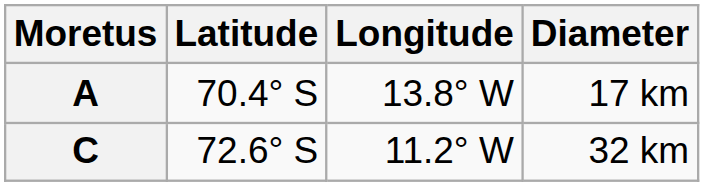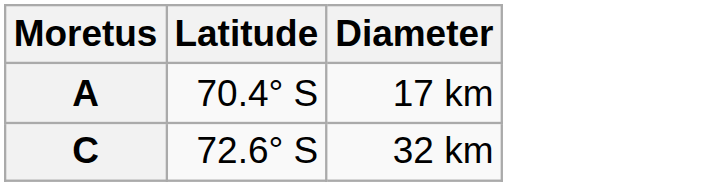- column: (425, 33)
